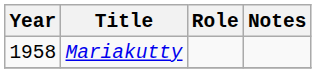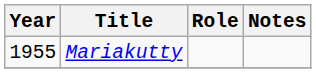(33, 52) 1958 -> (33, 52) 1955
